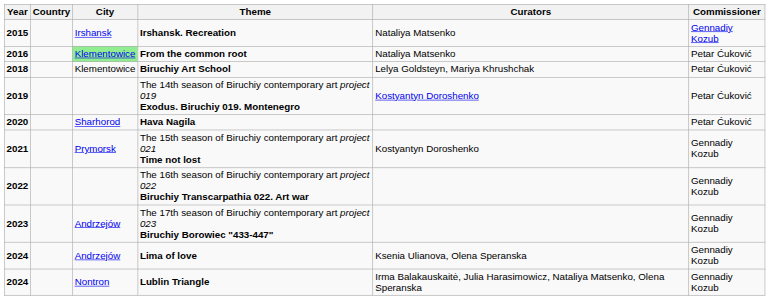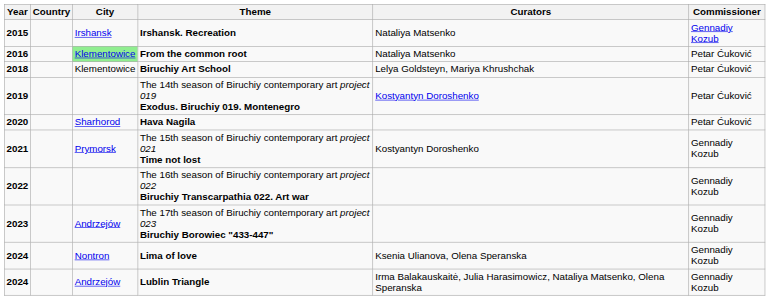(97, 255) Andrzejów -> (92, 255) Nontron
(92, 282) Nontron -> (97, 282) Andrzejów
